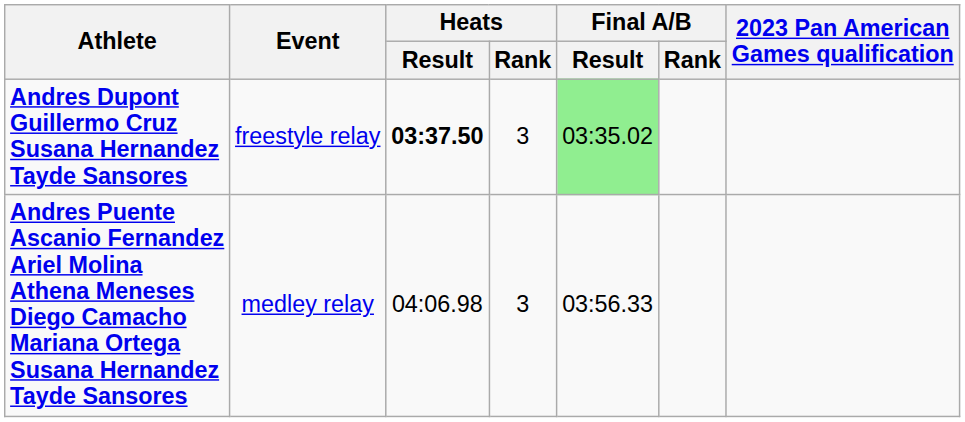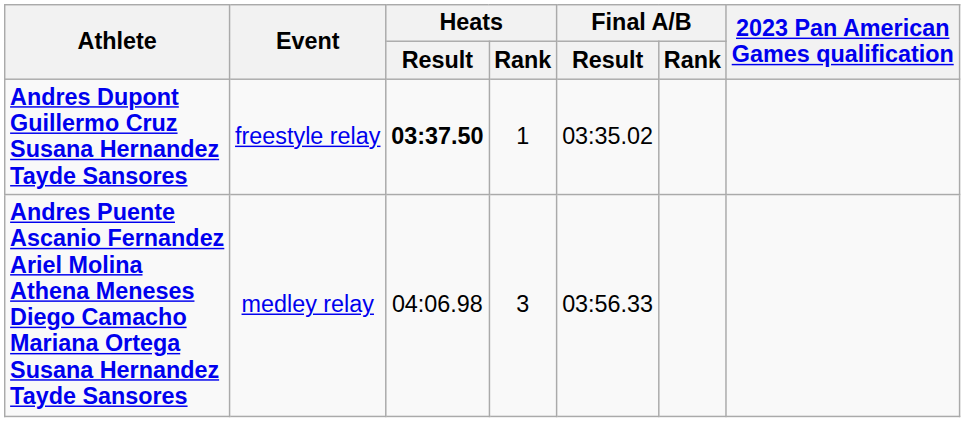(523, 136) 3 -> (523, 136) 1
(608, 136) lightgreen background -> (608, 136) no background
